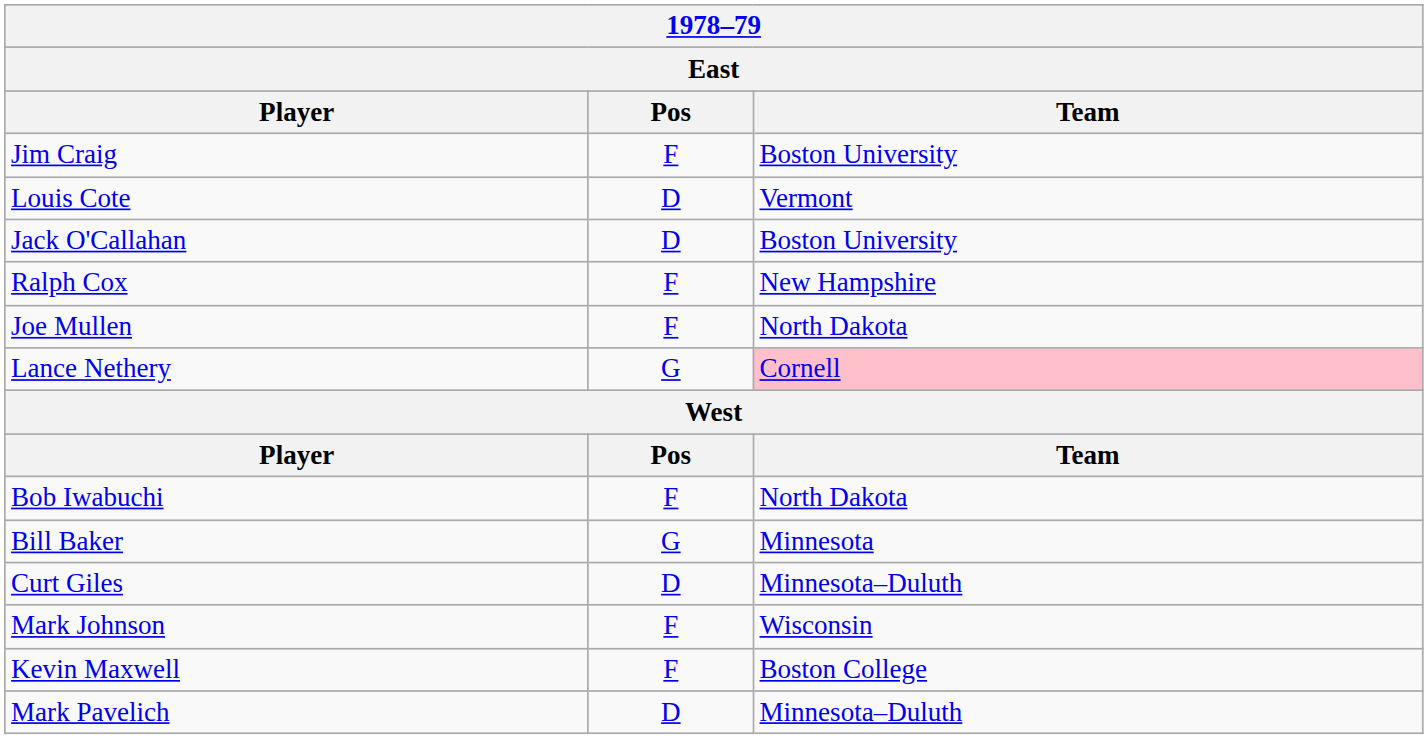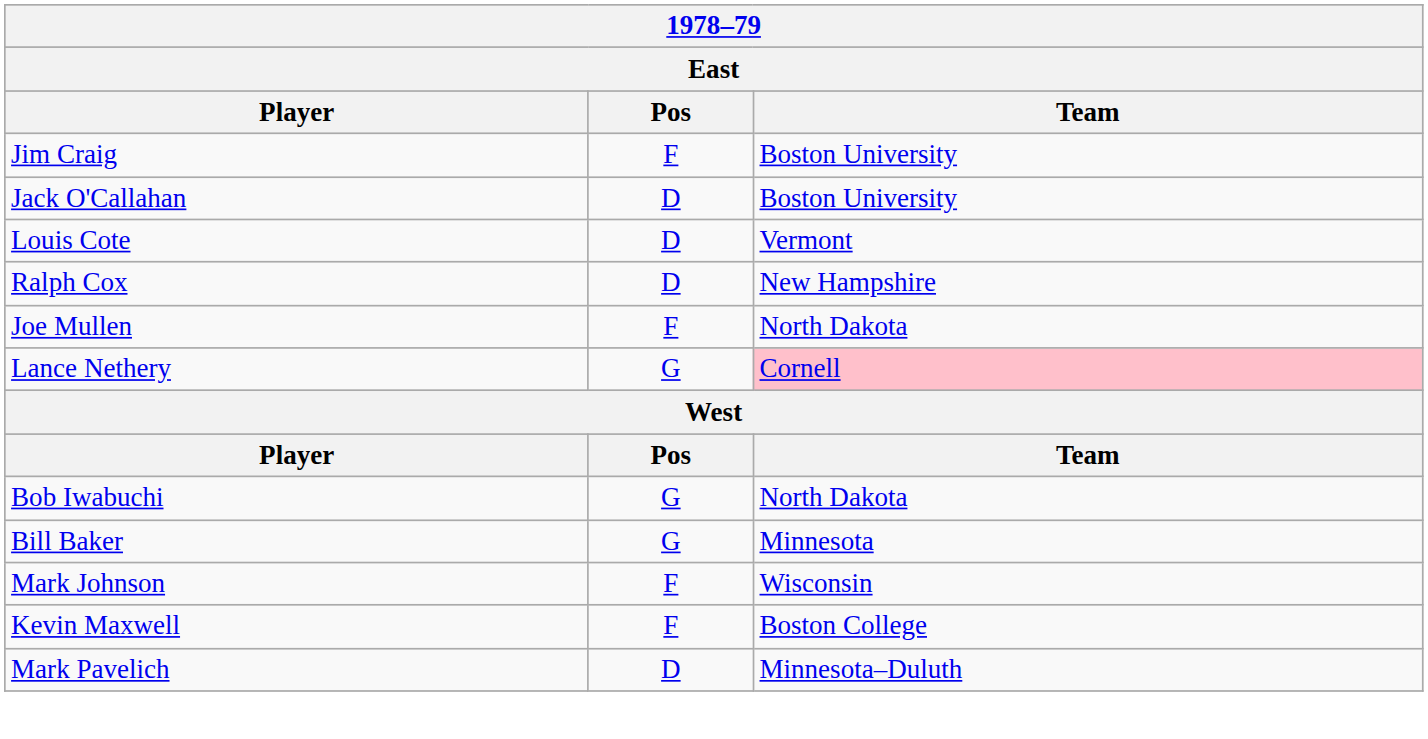rows swapped: (71, 197) <-> (99, 240)
(671, 283) F -> (671, 283) D
(671, 497) F -> (671, 497) G
- row: (67, 583)
